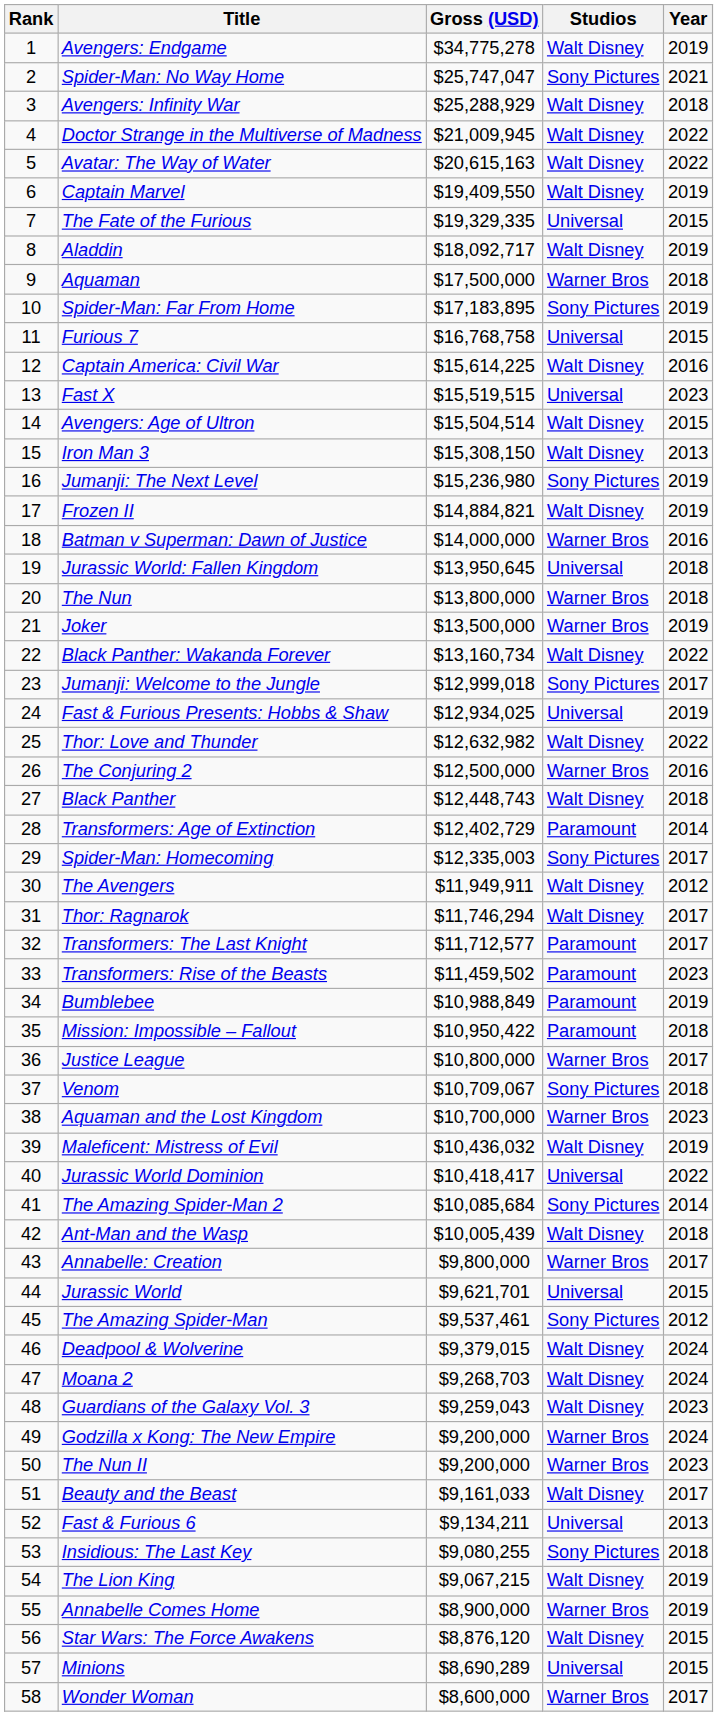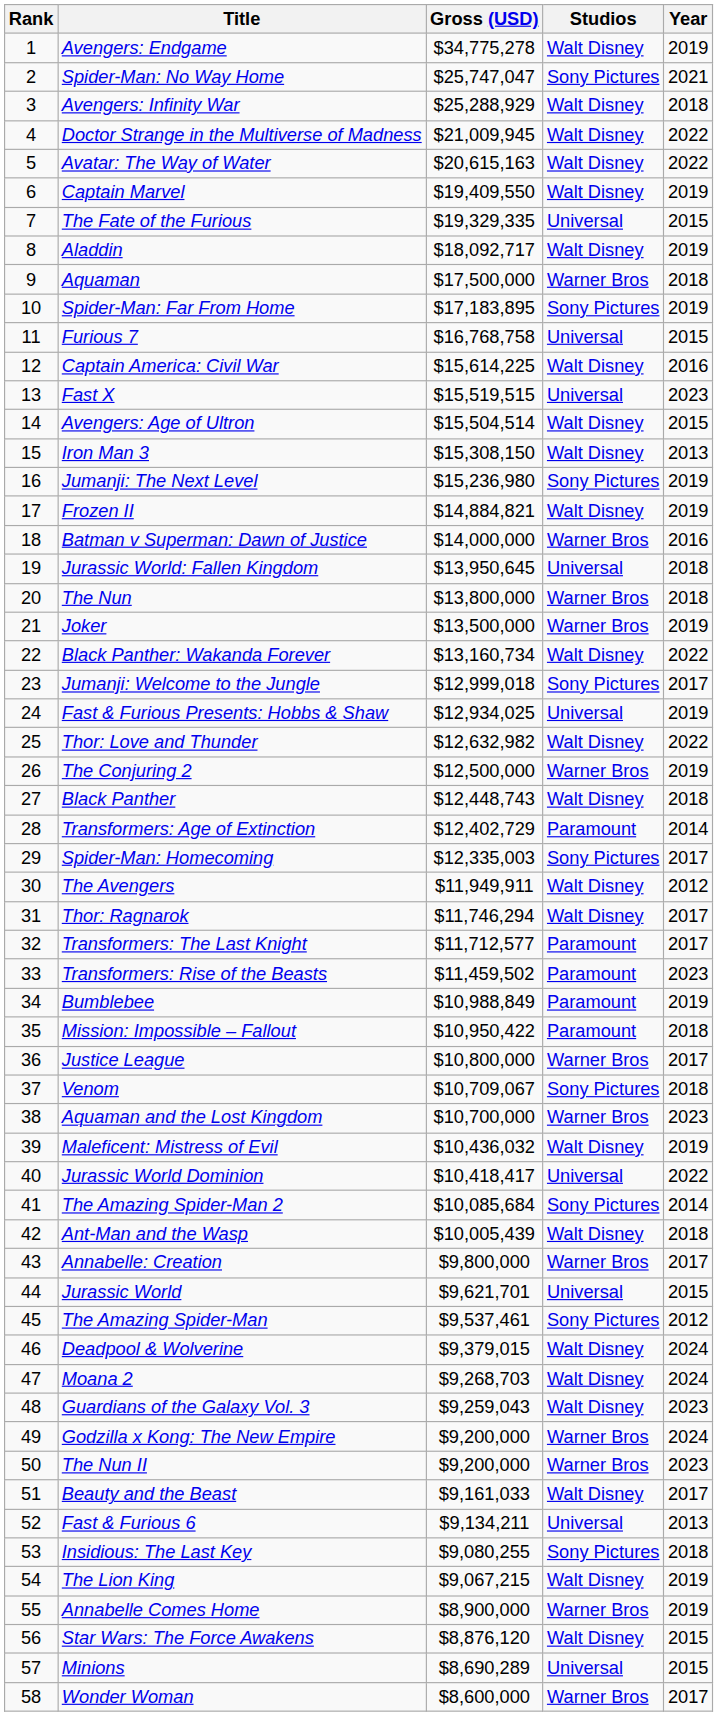(688, 771) 2016 -> (688, 771) 2019
